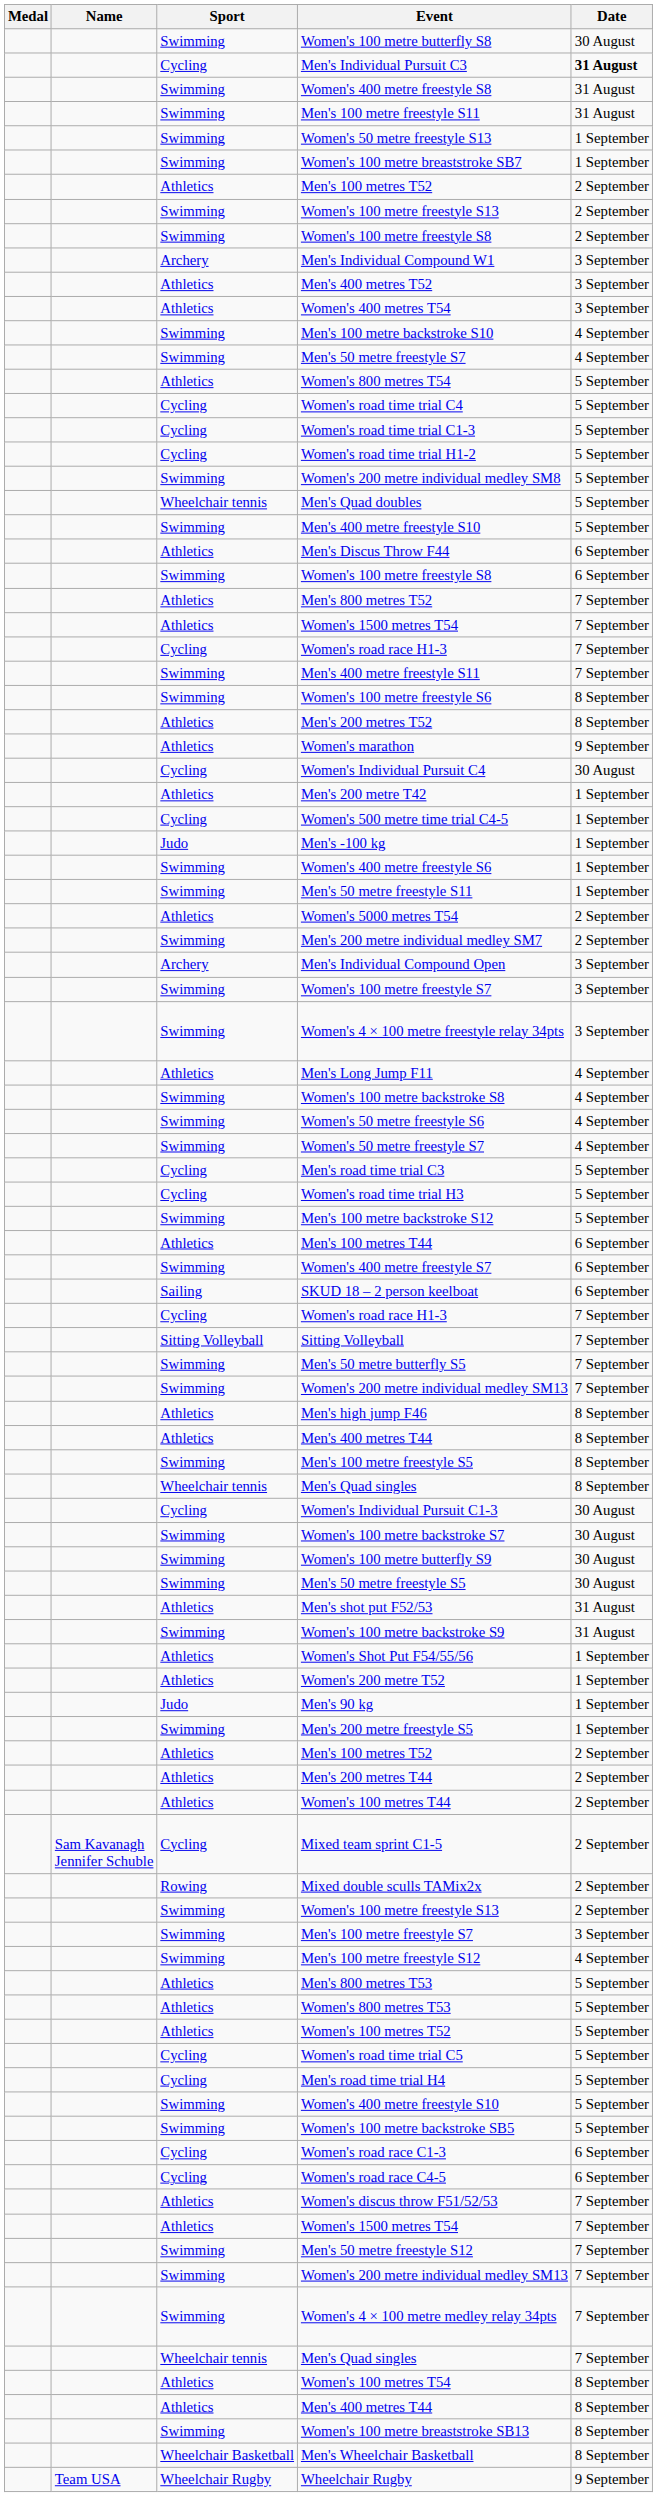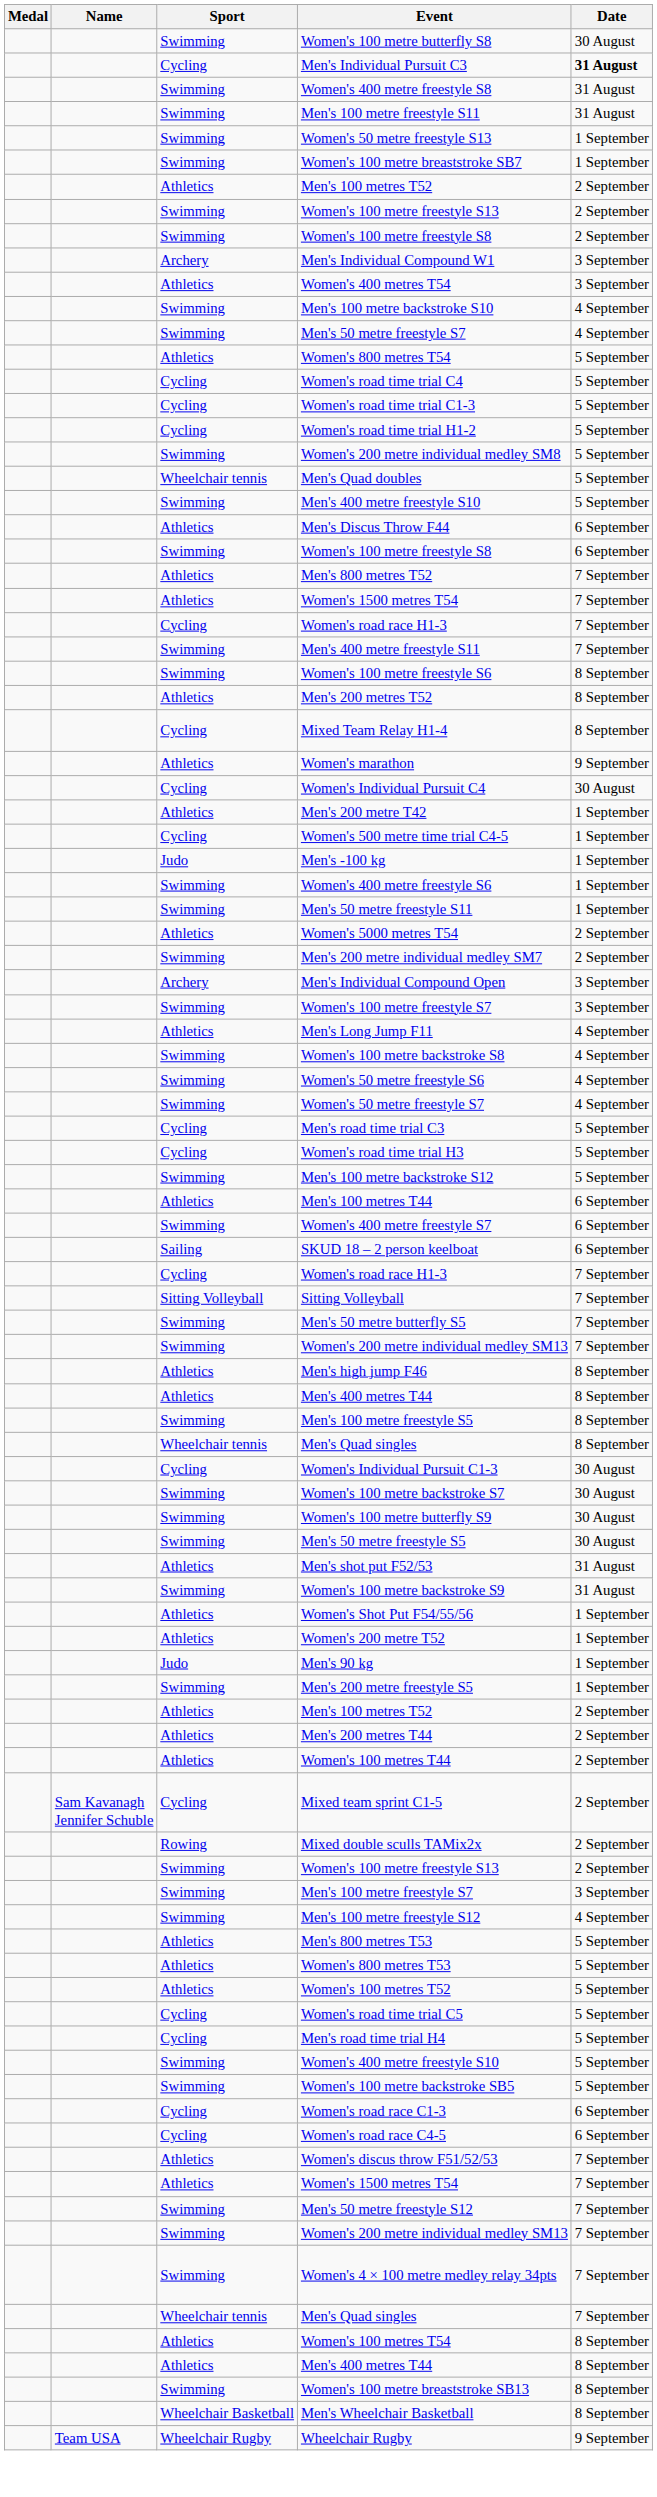- row: (187, 284)
+ row: (184, 730)
- row: (193, 1031)
